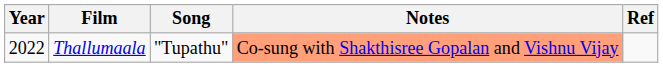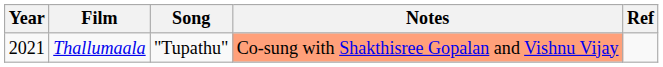(27, 47) 2022 -> (27, 47) 2021
